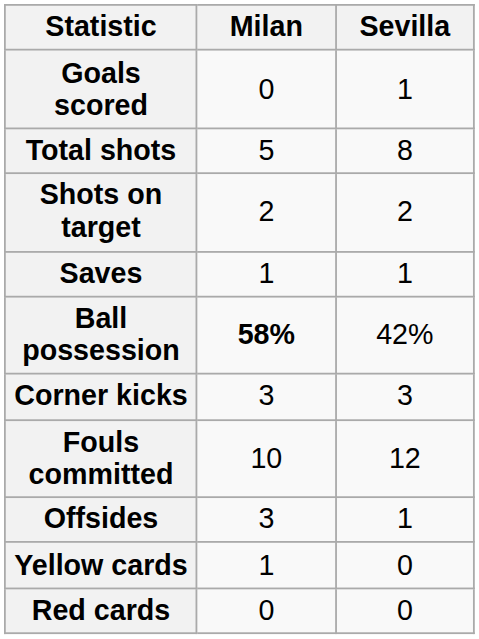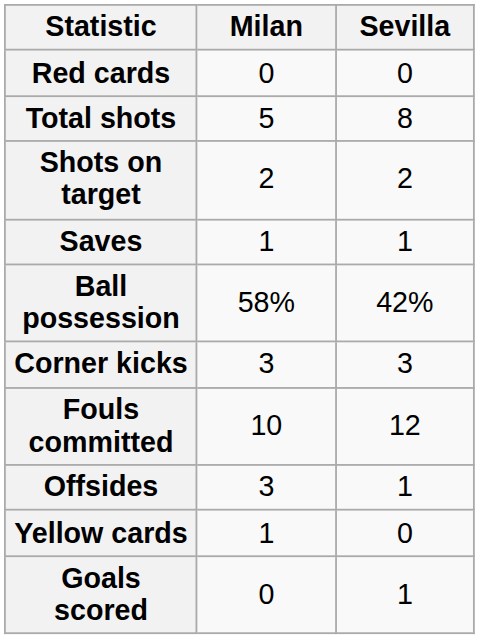rows swapped: (101, 88) <-> (101, 610)
(266, 334) bold -> (266, 302) normal
